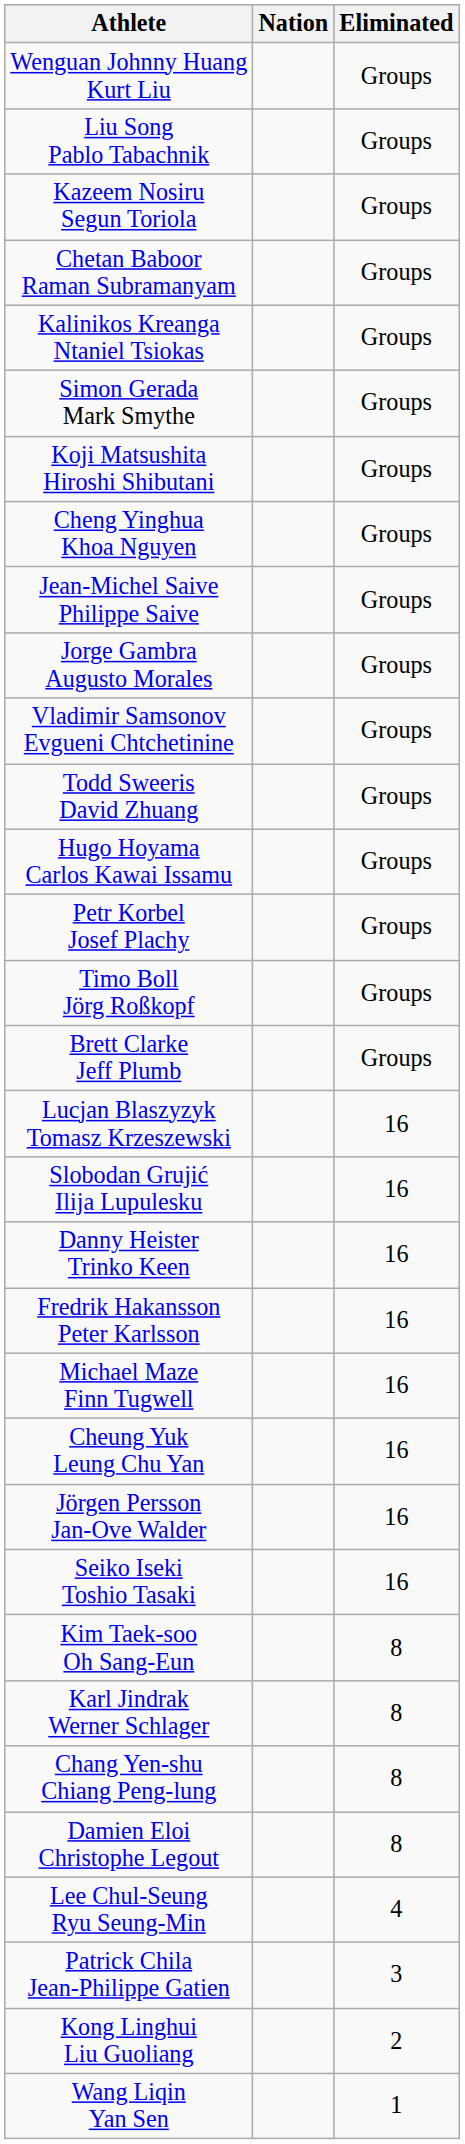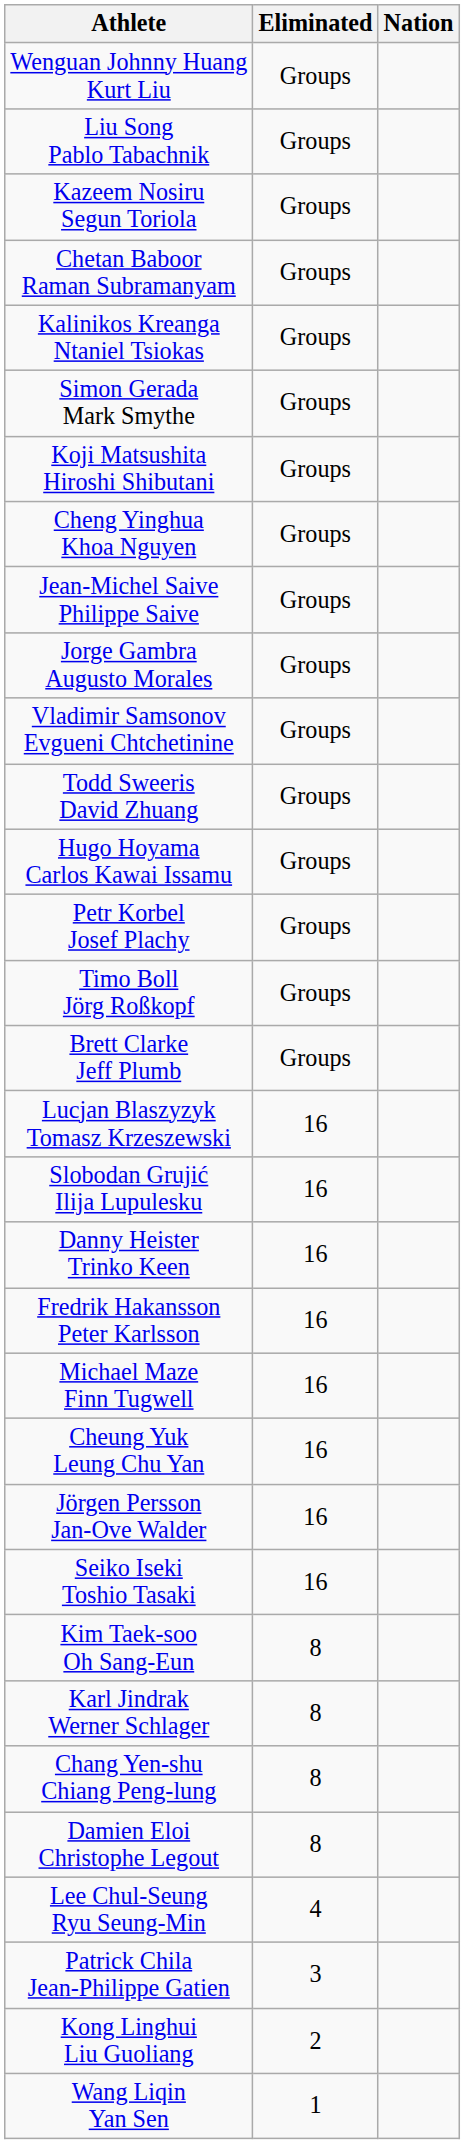columns swapped: (293, 23) <-> (396, 23)
